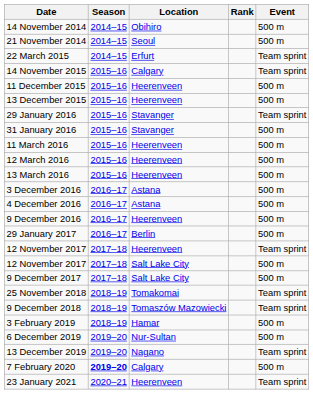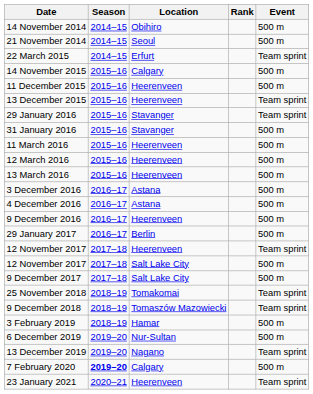(282, 71) Team sprint -> (271, 71) 500 m
(271, 101) 500 m -> (282, 101) Team sprint
